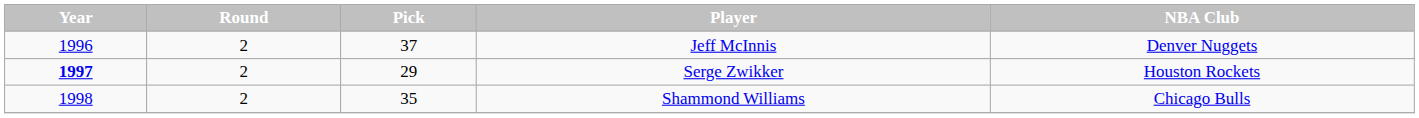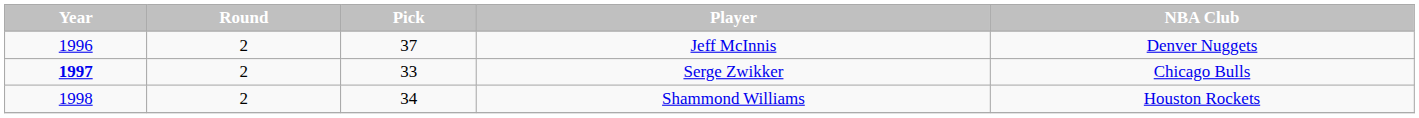(409, 71) 29 -> (409, 71) 33
(1202, 71) Houston Rockets -> (1202, 71) Chicago Bulls
(409, 98) 35 -> (409, 98) 34
(1202, 98) Chicago Bulls -> (1202, 98) Houston Rockets
